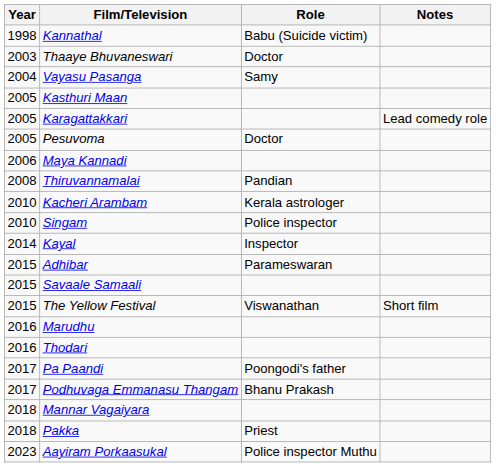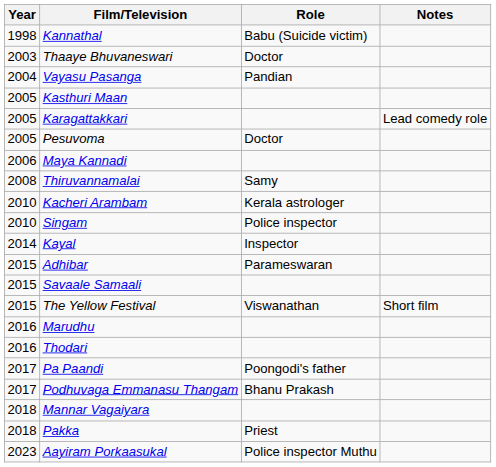(261, 77) Samy -> (268, 77) Pandian
(268, 181) Pandian -> (261, 181) Samy
